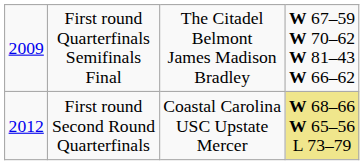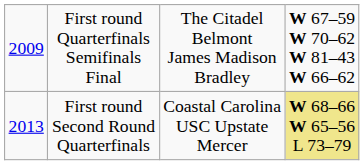(26, 125) 2012 -> (26, 125) 2013
